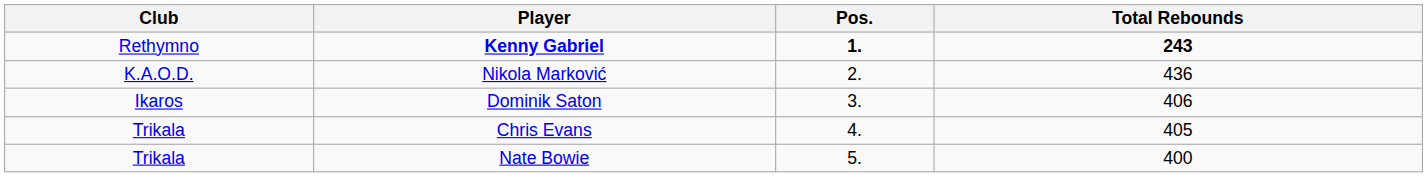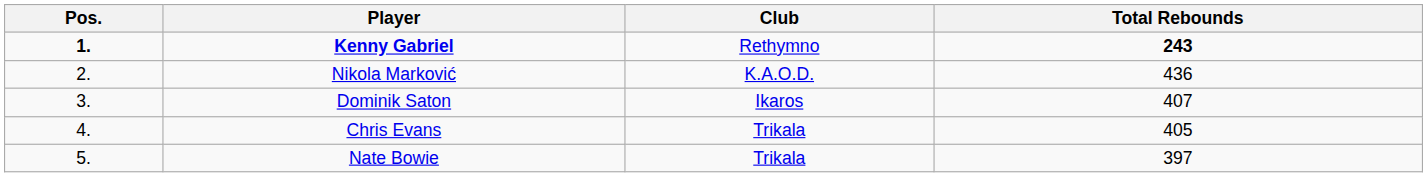columns swapped: (855, 18) <-> (159, 18)
(1178, 102) 406 -> (1178, 102) 407
(1178, 158) 400 -> (1178, 158) 397
